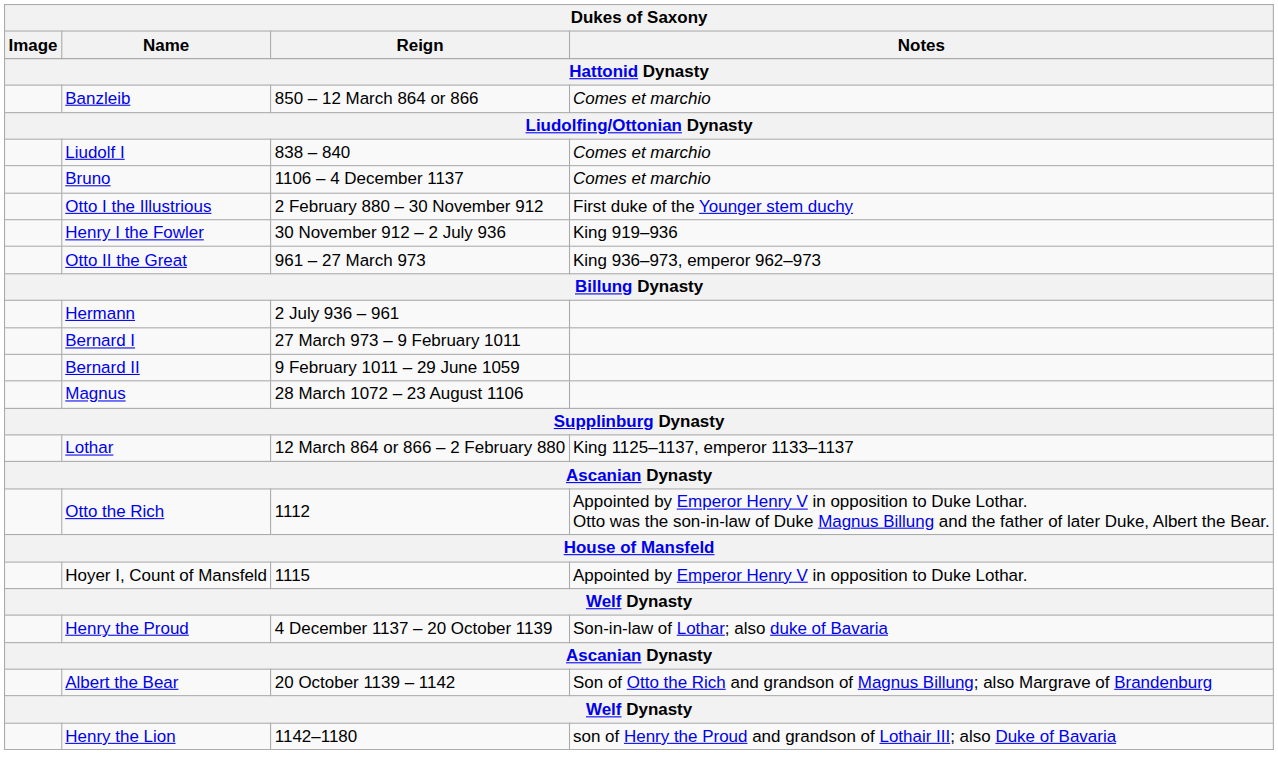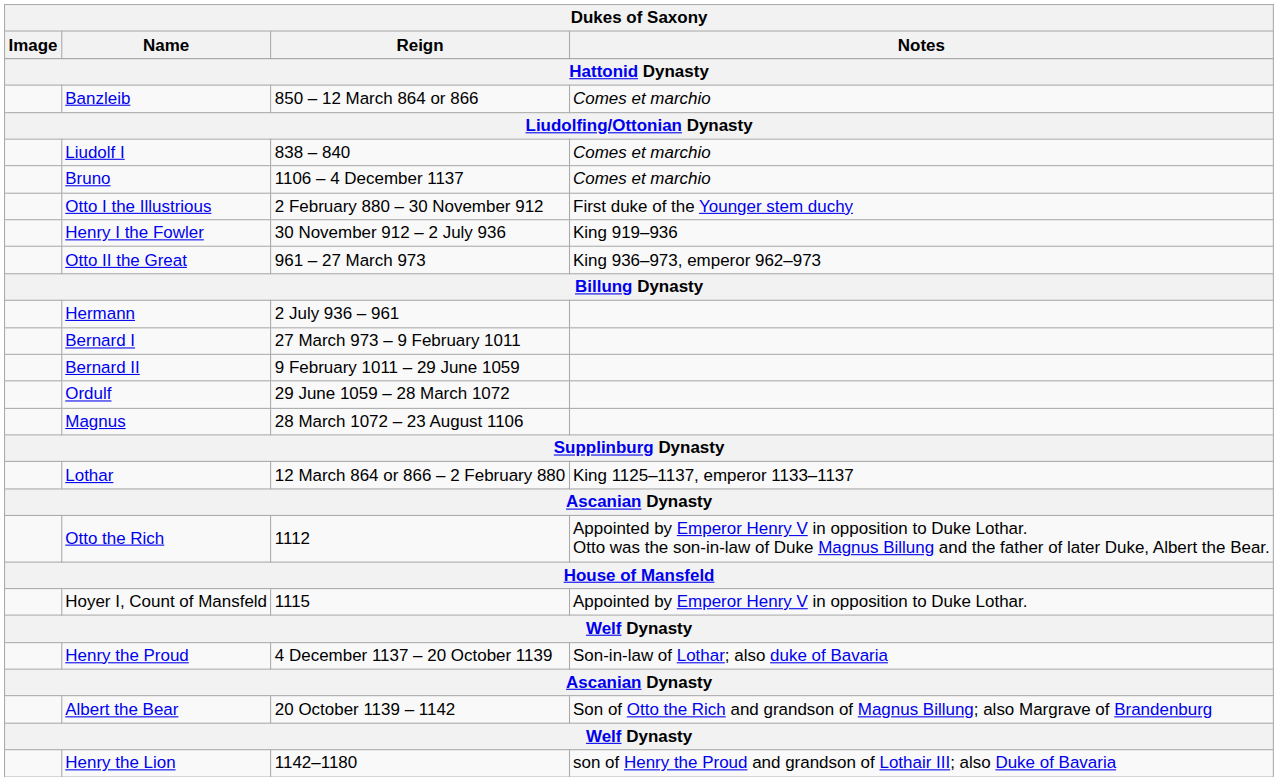+ row: (88, 394)
